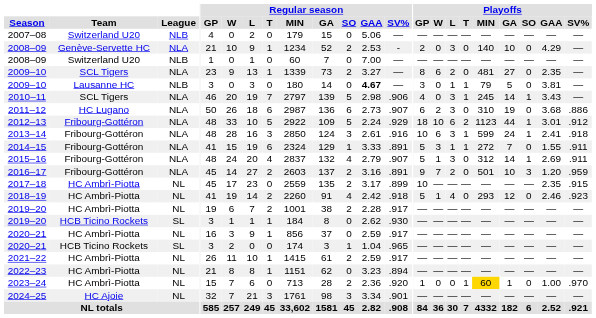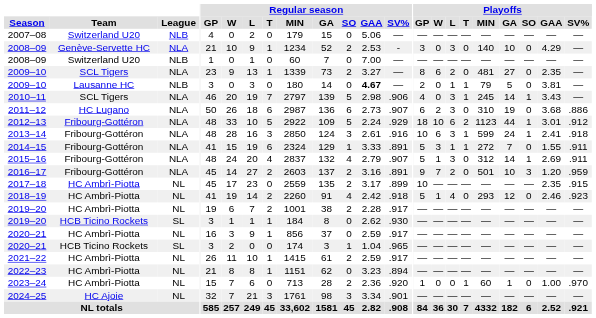(422, 47) 2 -> (422, 47) 3
(422, 84) 3 -> (422, 84) 2
(486, 283) gold background -> (486, 283) no background
